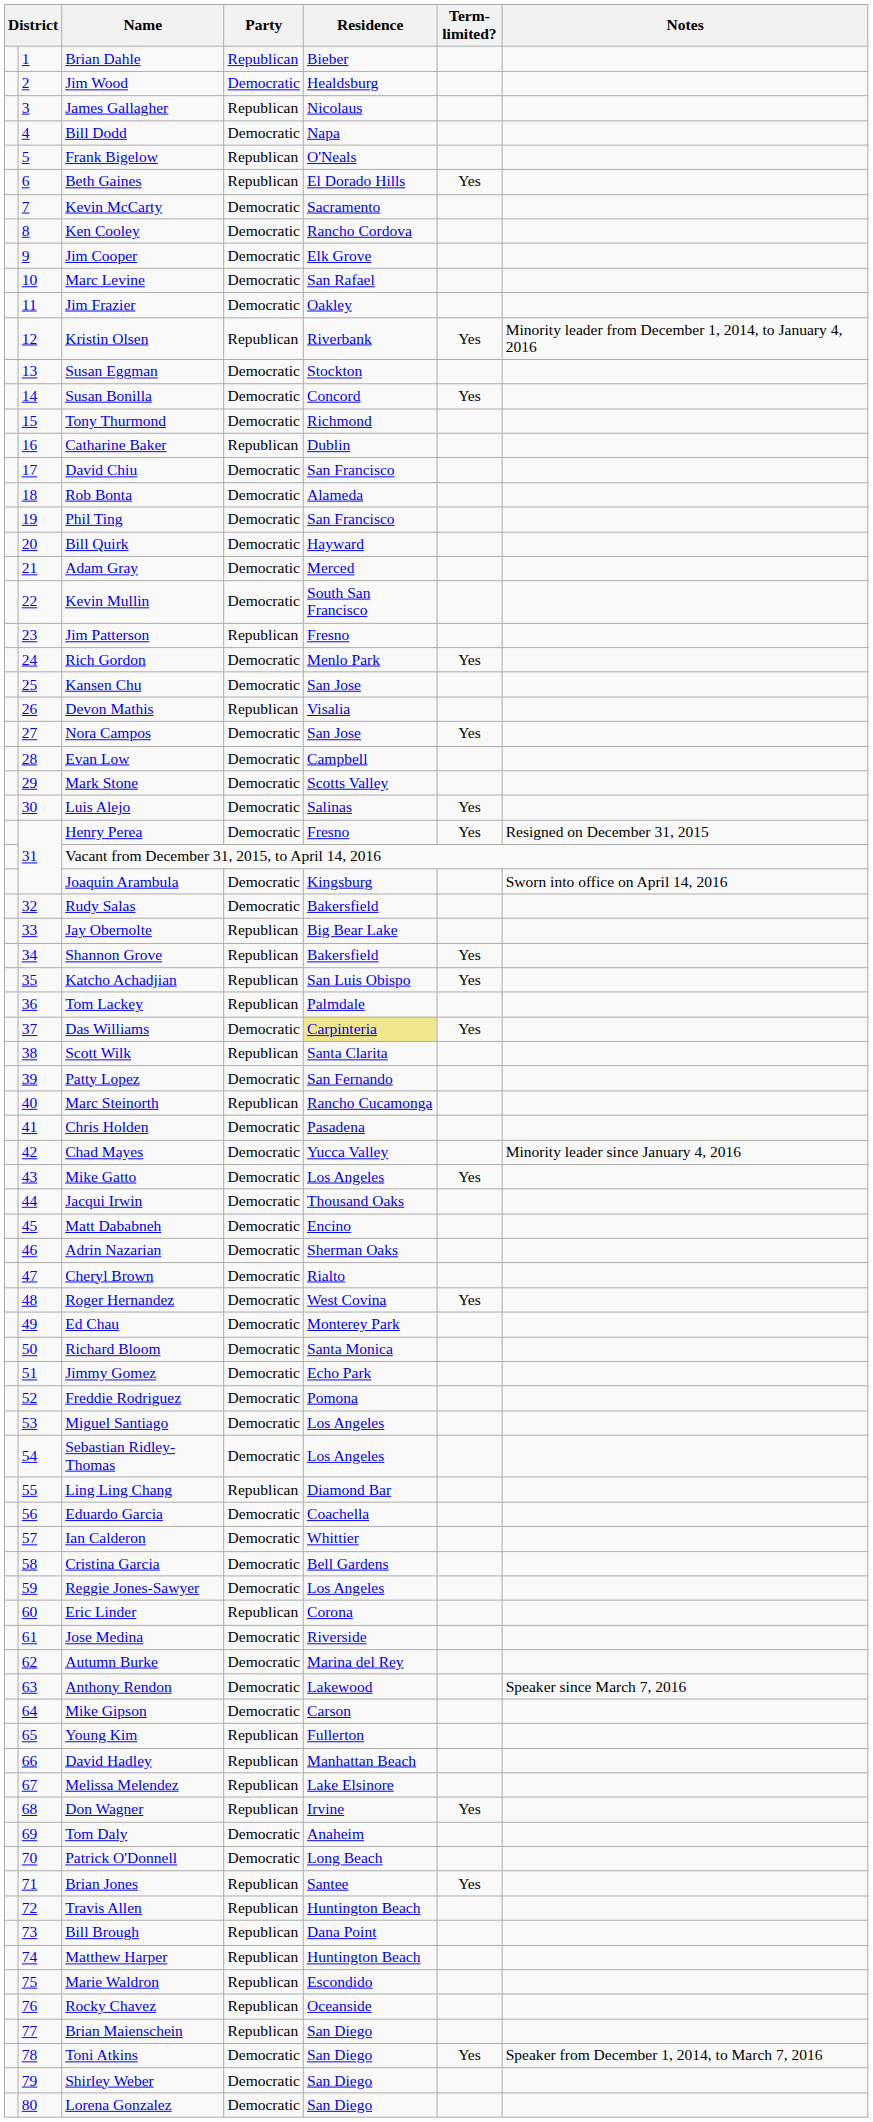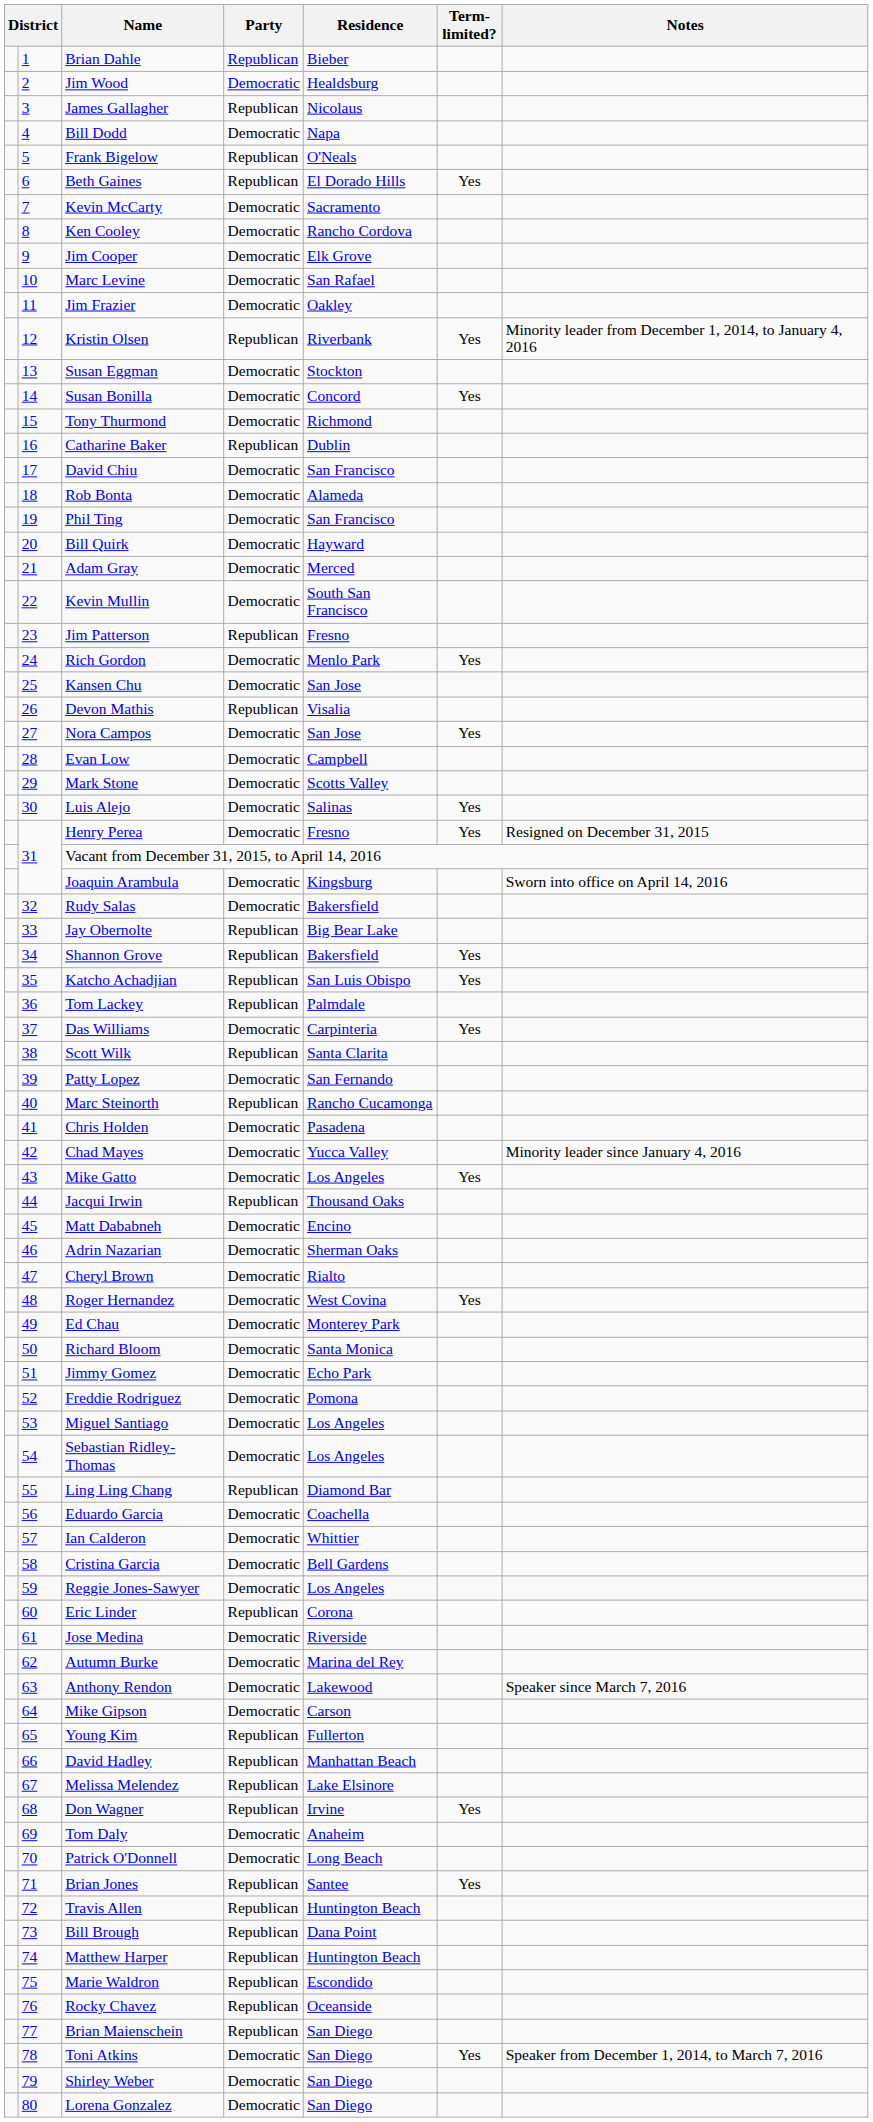(342, 1029) khaki background -> (342, 1029) no background
(264, 1201) Democratic -> (263, 1201) Republican
